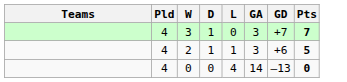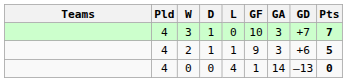+ column: (256, 14)
